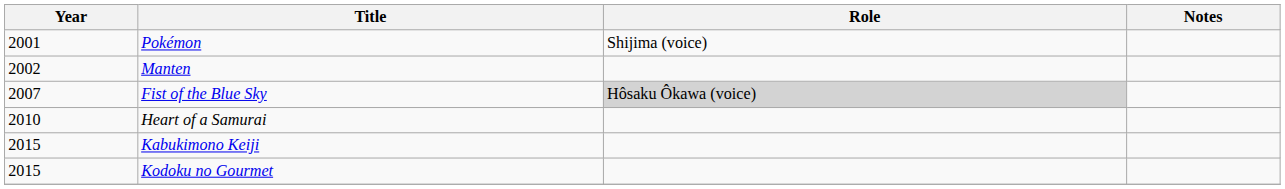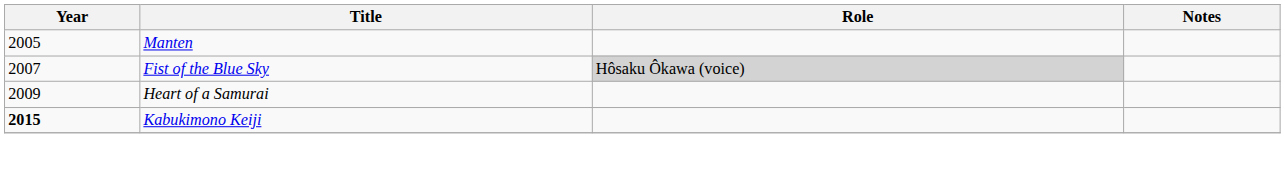- row: (171, 42)
(24, 68) 2002 -> (24, 42) 2005
(24, 119) 2010 -> (24, 94) 2009
(24, 145) normal -> (24, 119) bold
- row: (207, 171)
